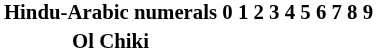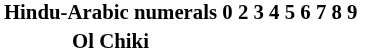- column: (243, 12)
